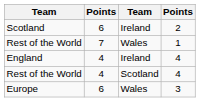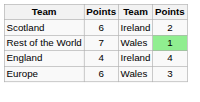(178, 43) no background -> (170, 43) lightgreen background
- row: (44, 74)
